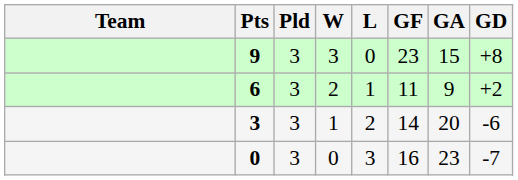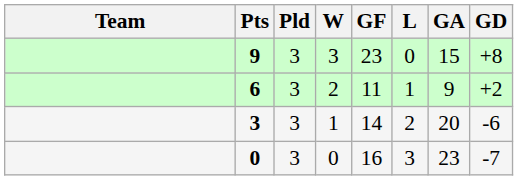columns swapped: (370, 21) <-> (408, 21)
